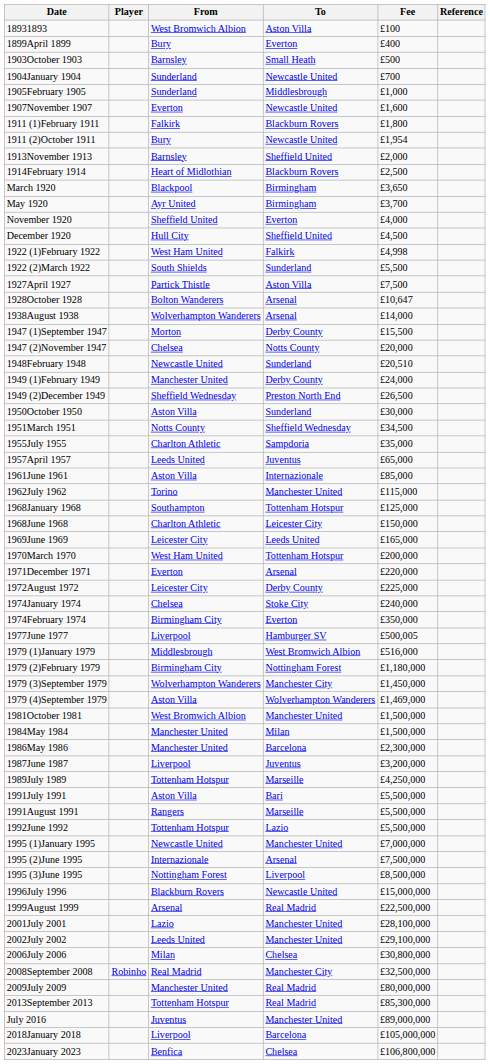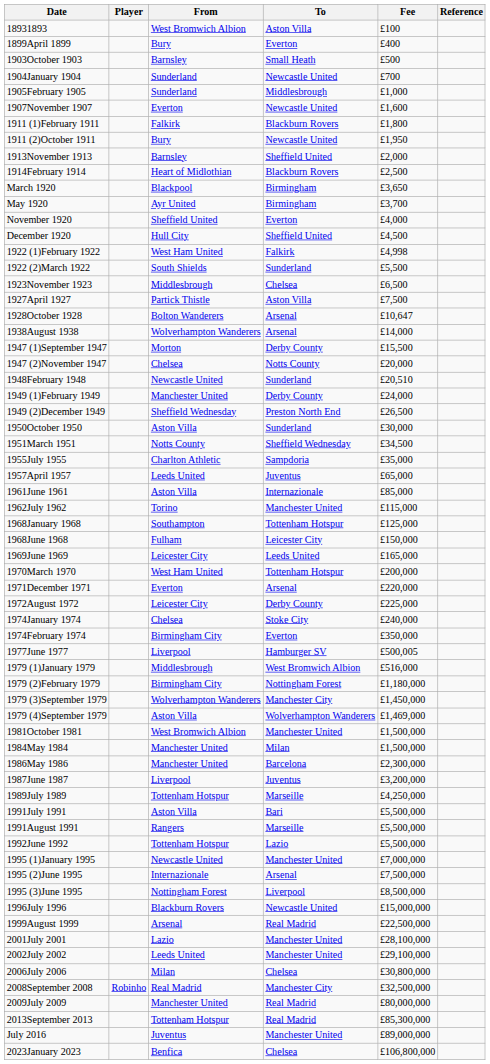(394, 140) £1,954 -> (394, 140) £1,950
+ row: (49, 284)
(186, 524) Charlton Athletic -> (166, 540) Fulham
- row: (44, 1035)
